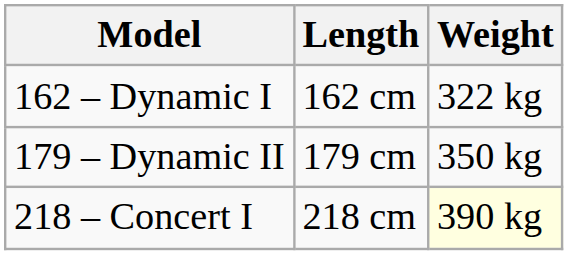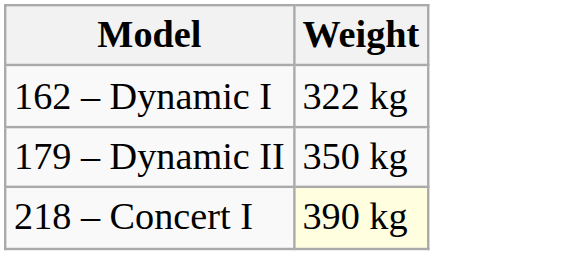- column: (361, 34)
